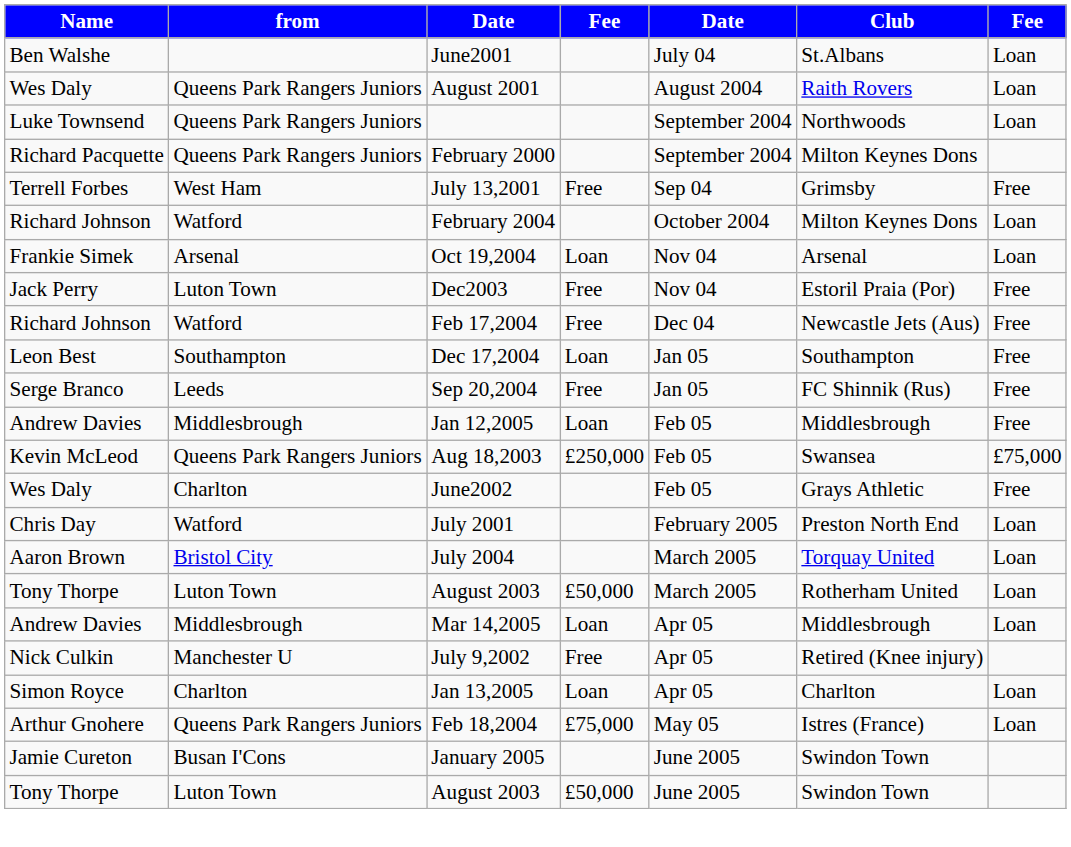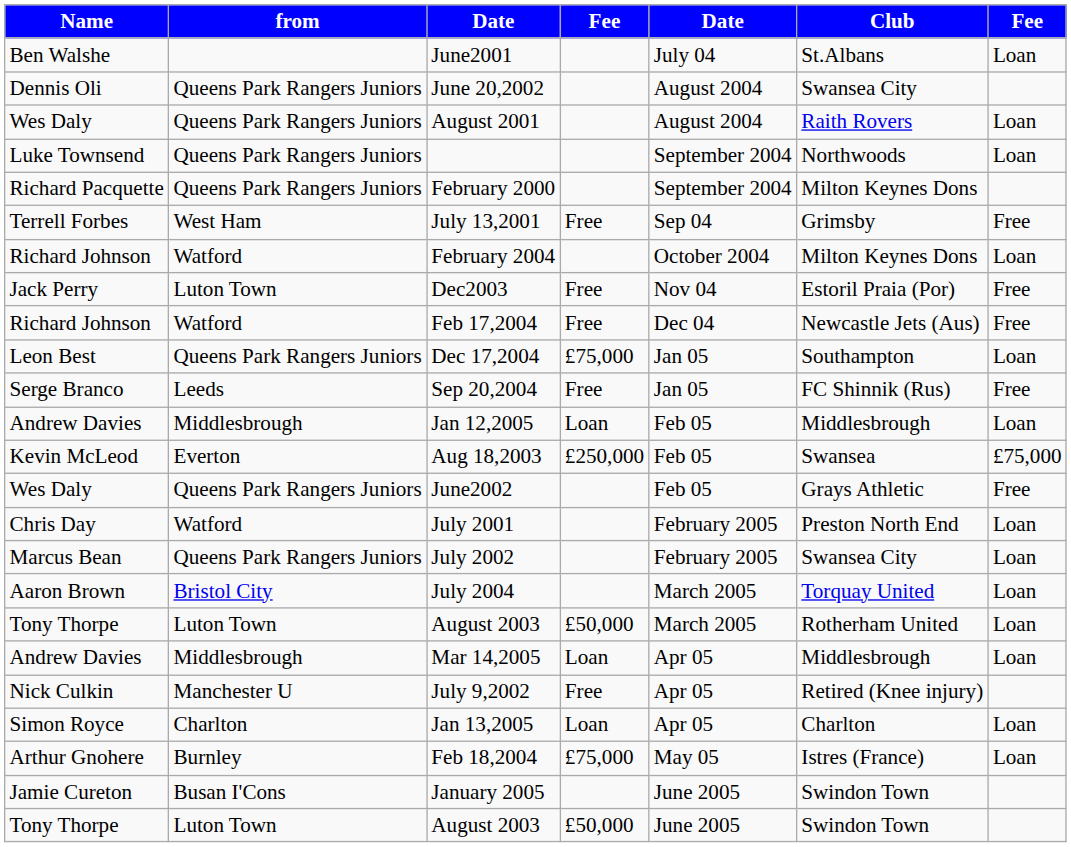+ row: (56, 88)
- row: (71, 255)
(230, 356) Southampton -> (298, 356) Queens Park Rangers Juniors
(587, 356) Loan -> (599, 356) £75,000
(1012, 356) Free -> (1015, 356) Loan
(1012, 423) Free -> (1015, 423) Loan
(298, 456) Queens Park Rangers Juniors -> (207, 456) Everton
(210, 490) Charlton -> (298, 490) Queens Park Rangers Juniors
+ row: (66, 557)
(298, 724) Queens Park Rangers Juniors -> (208, 758) Burnley
